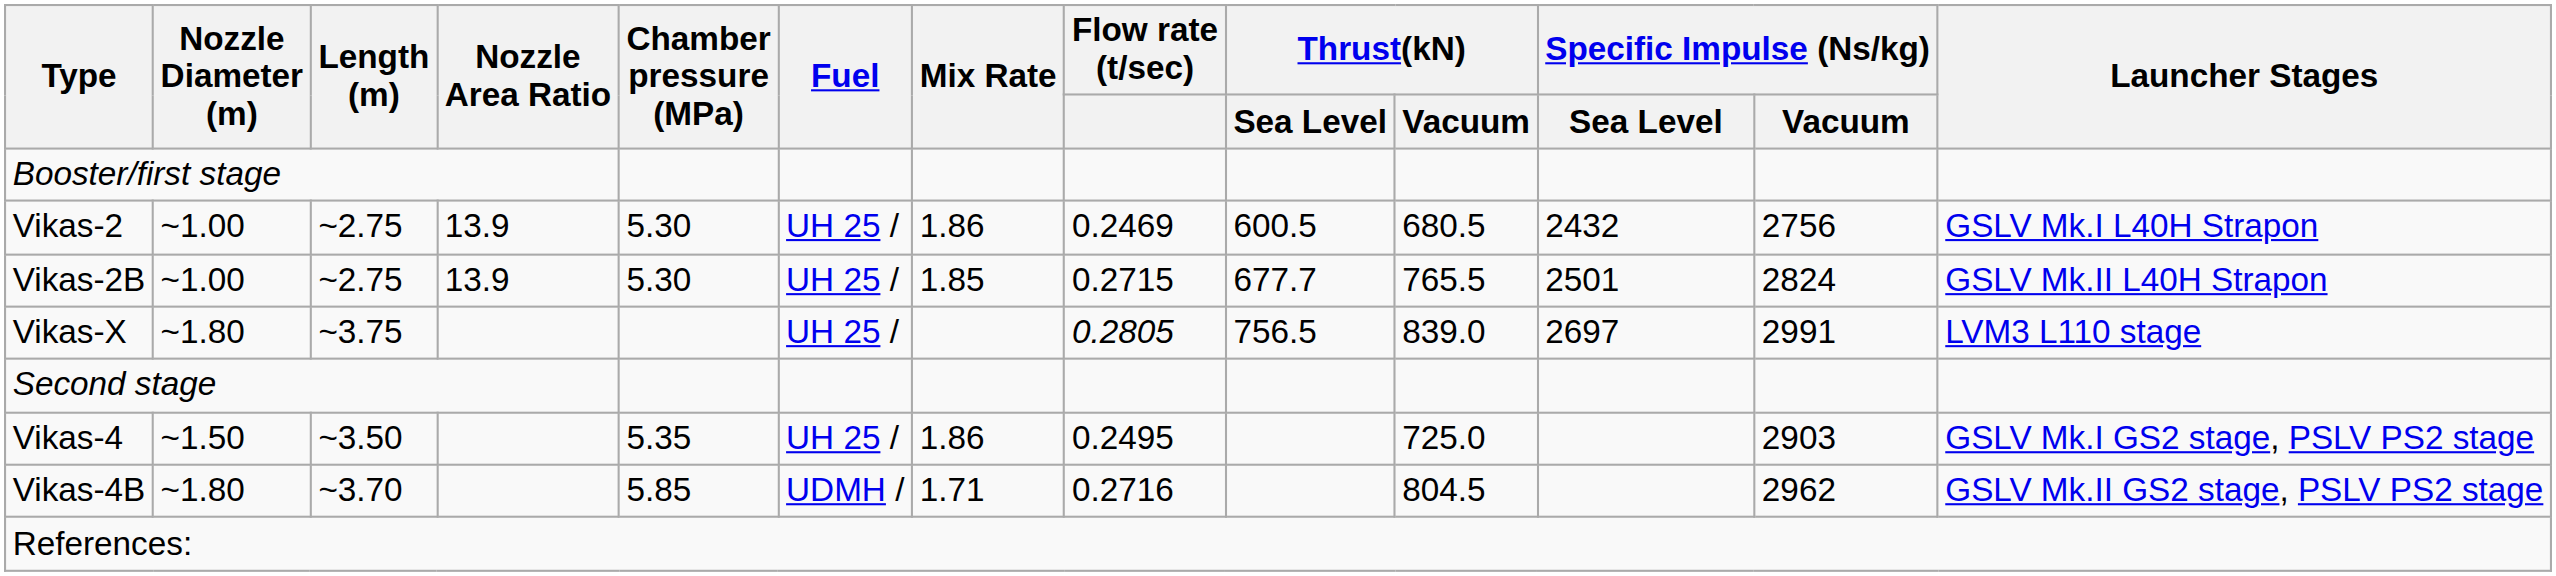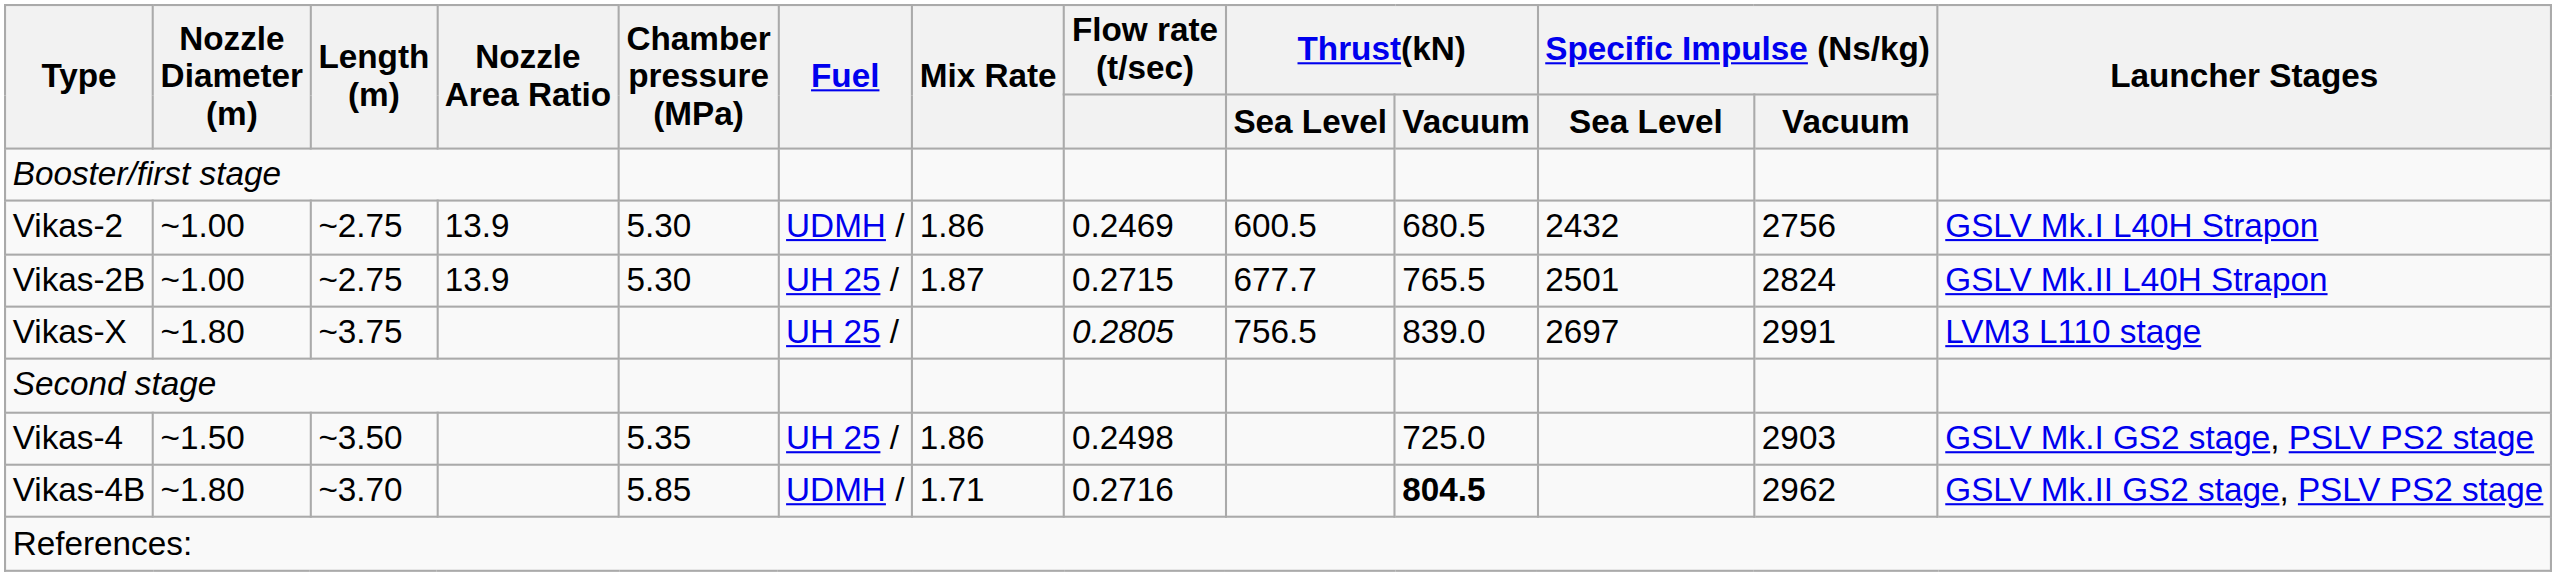(842, 226) UH 25 / -> (845, 226) UDMH /
(952, 279) 1.85 -> (952, 279) 1.87
(1123, 437) 0.2495 -> (1123, 437) 0.2498
(1444, 490) normal -> (1444, 490) bold
